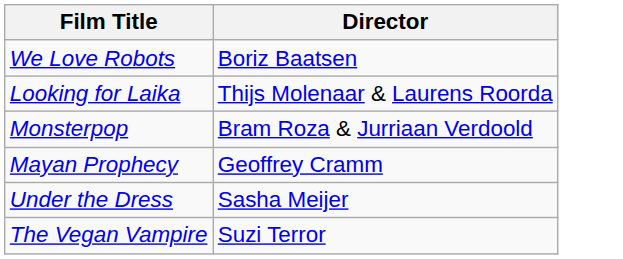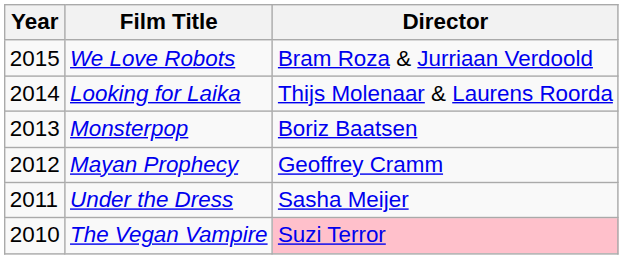+ column: (35, 22)
(287, 57) Boriz Baatsen -> (435, 57) Bram Roza & Jurriaan Verdoold
(375, 128) Bram Roza & Jurriaan Verdoold -> (348, 128) Boriz Baatsen
(272, 235) no background -> (332, 235) pink background
